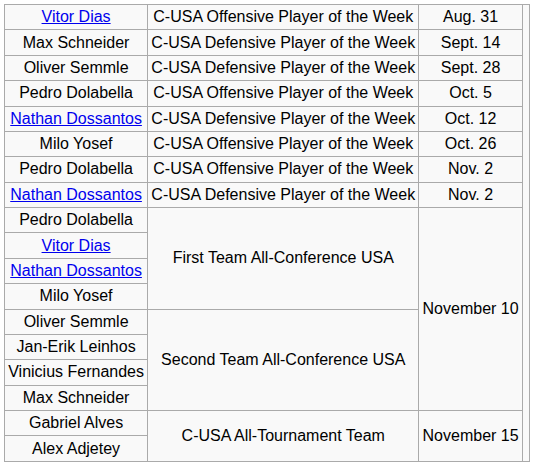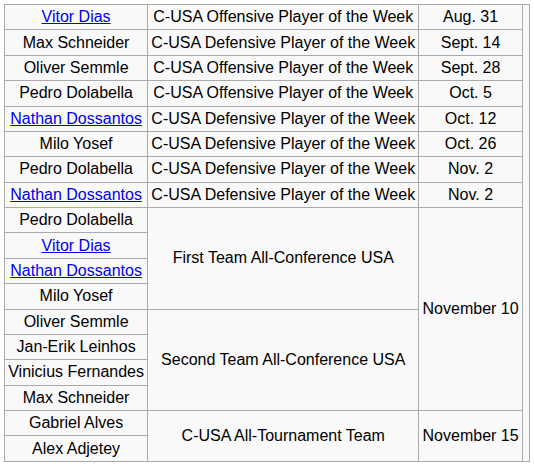(283, 67) C-USA Defensive Player of the Week -> (283, 67) C-USA Offensive Player of the Week
(283, 144) C-USA Offensive Player of the Week -> (283, 144) C-USA Defensive Player of the Week
(283, 169) C-USA Offensive Player of the Week -> (283, 169) C-USA Defensive Player of the Week
